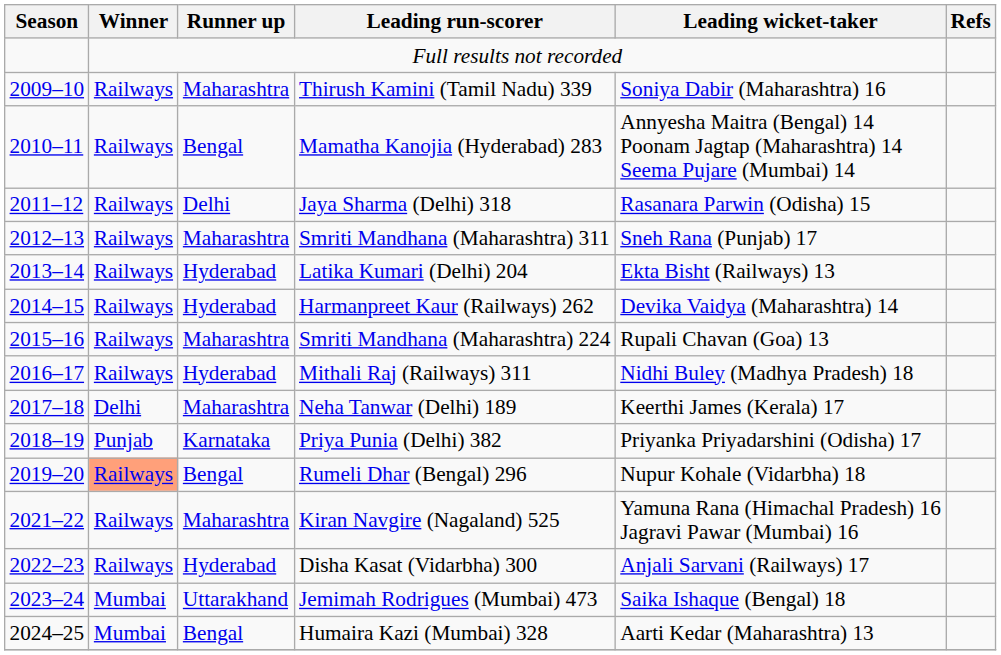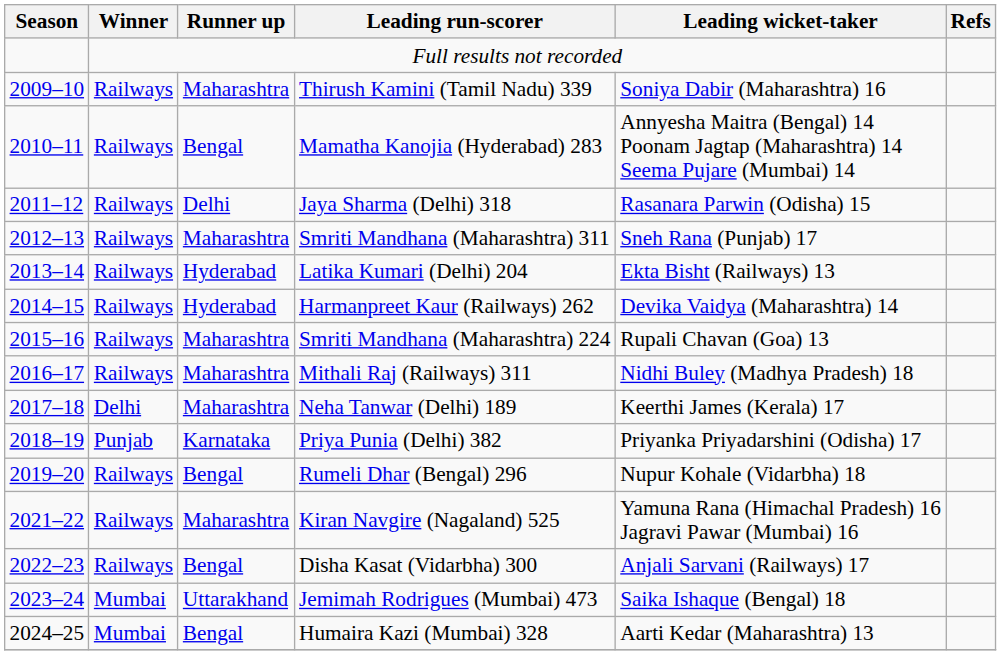(230, 372) Hyderabad -> (236, 372) Maharashtra
(133, 474) lightsalmon background -> (133, 474) no background
(230, 565) Hyderabad -> (213, 565) Bengal
